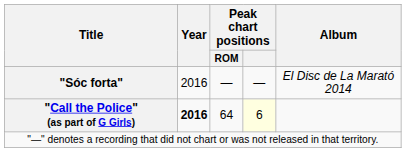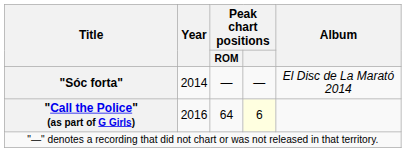(194, 82) 2016 -> (194, 82) 2014
(194, 115) bold -> (194, 115) normal
